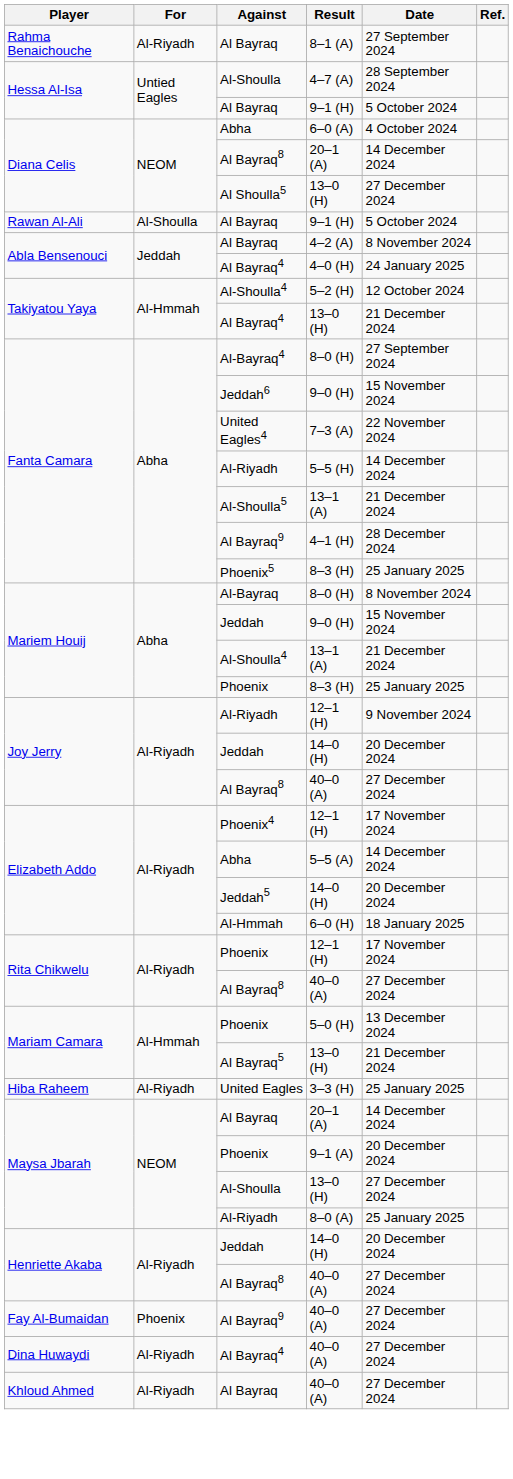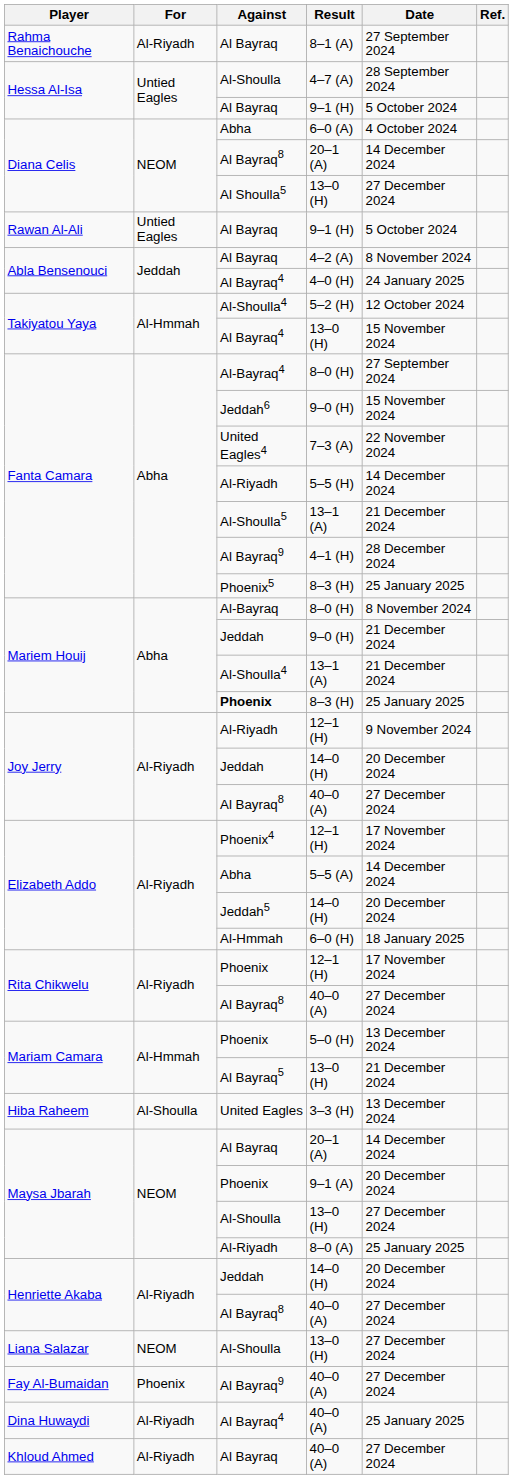(167, 222) Al-Shoulla -> (157, 229) Untied Eagles
(405, 321) 21 December 2024 -> (405, 336) 15 November 2024
(405, 622) 15 November 2024 -> (405, 637) 21 December 2024
(244, 686) normal -> (246, 701) bold
(166, 1089) Al-Riyadh -> (167, 1111) Al-Shoulla
(415, 1089) 25 January 2025 -> (405, 1111) 13 December 2024
+ row: (48, 1348)
(405, 1354) 27 December 2024 -> (415, 1420) 25 January 2025
